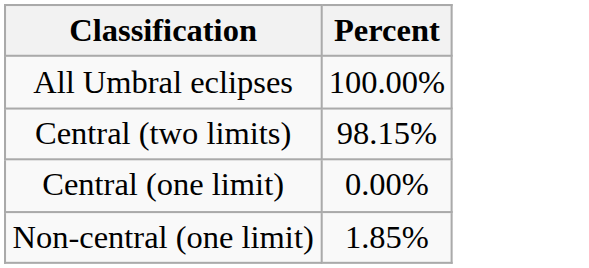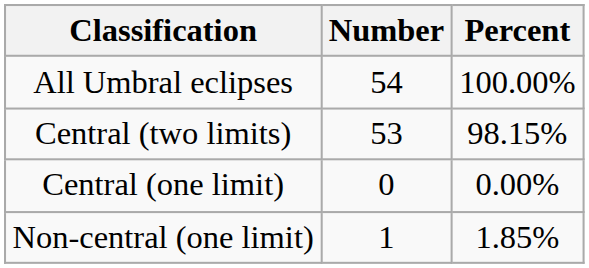+ column: (386, 30)
